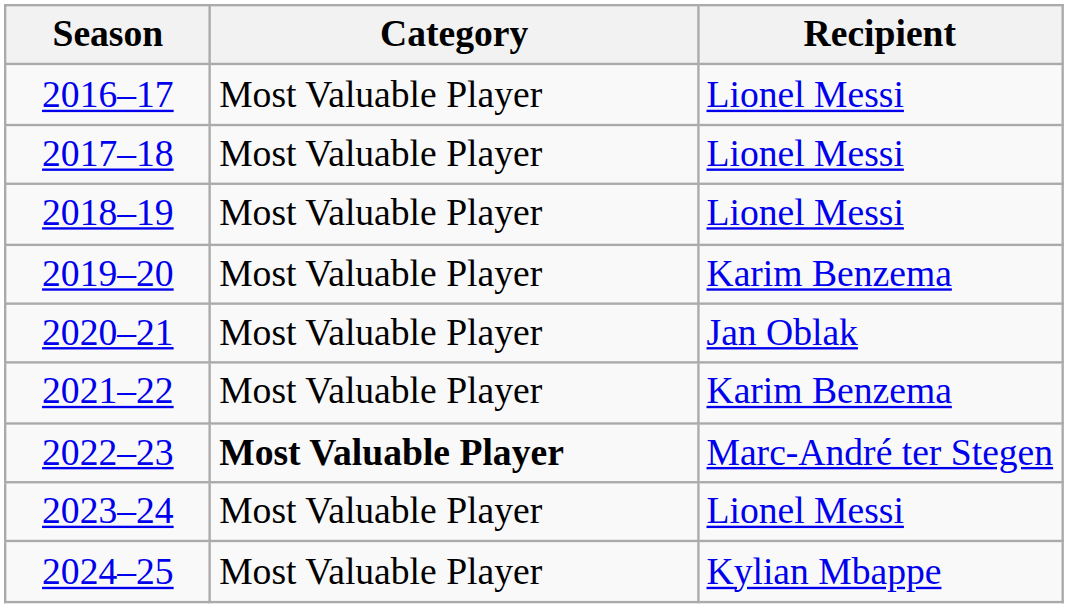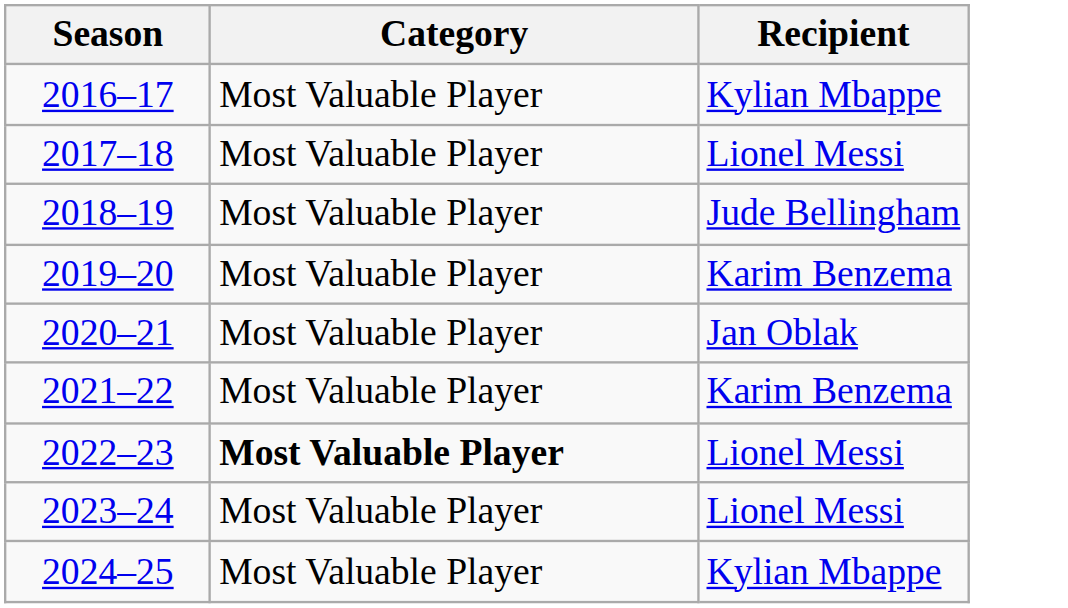(805, 93) Lionel Messi -> (824, 93) Kylian Mbappe
(805, 213) Lionel Messi -> (833, 213) Jude Bellingham
(880, 451) Marc-André ter Stegen -> (805, 451) Lionel Messi
